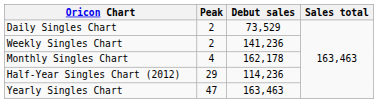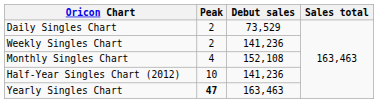(263, 59) 162,178 -> (263, 59) 152,108
(212, 75) 29 -> (212, 75) 10
(263, 75) 114,236 -> (263, 75) 141,236
(212, 91) normal -> (212, 91) bold
